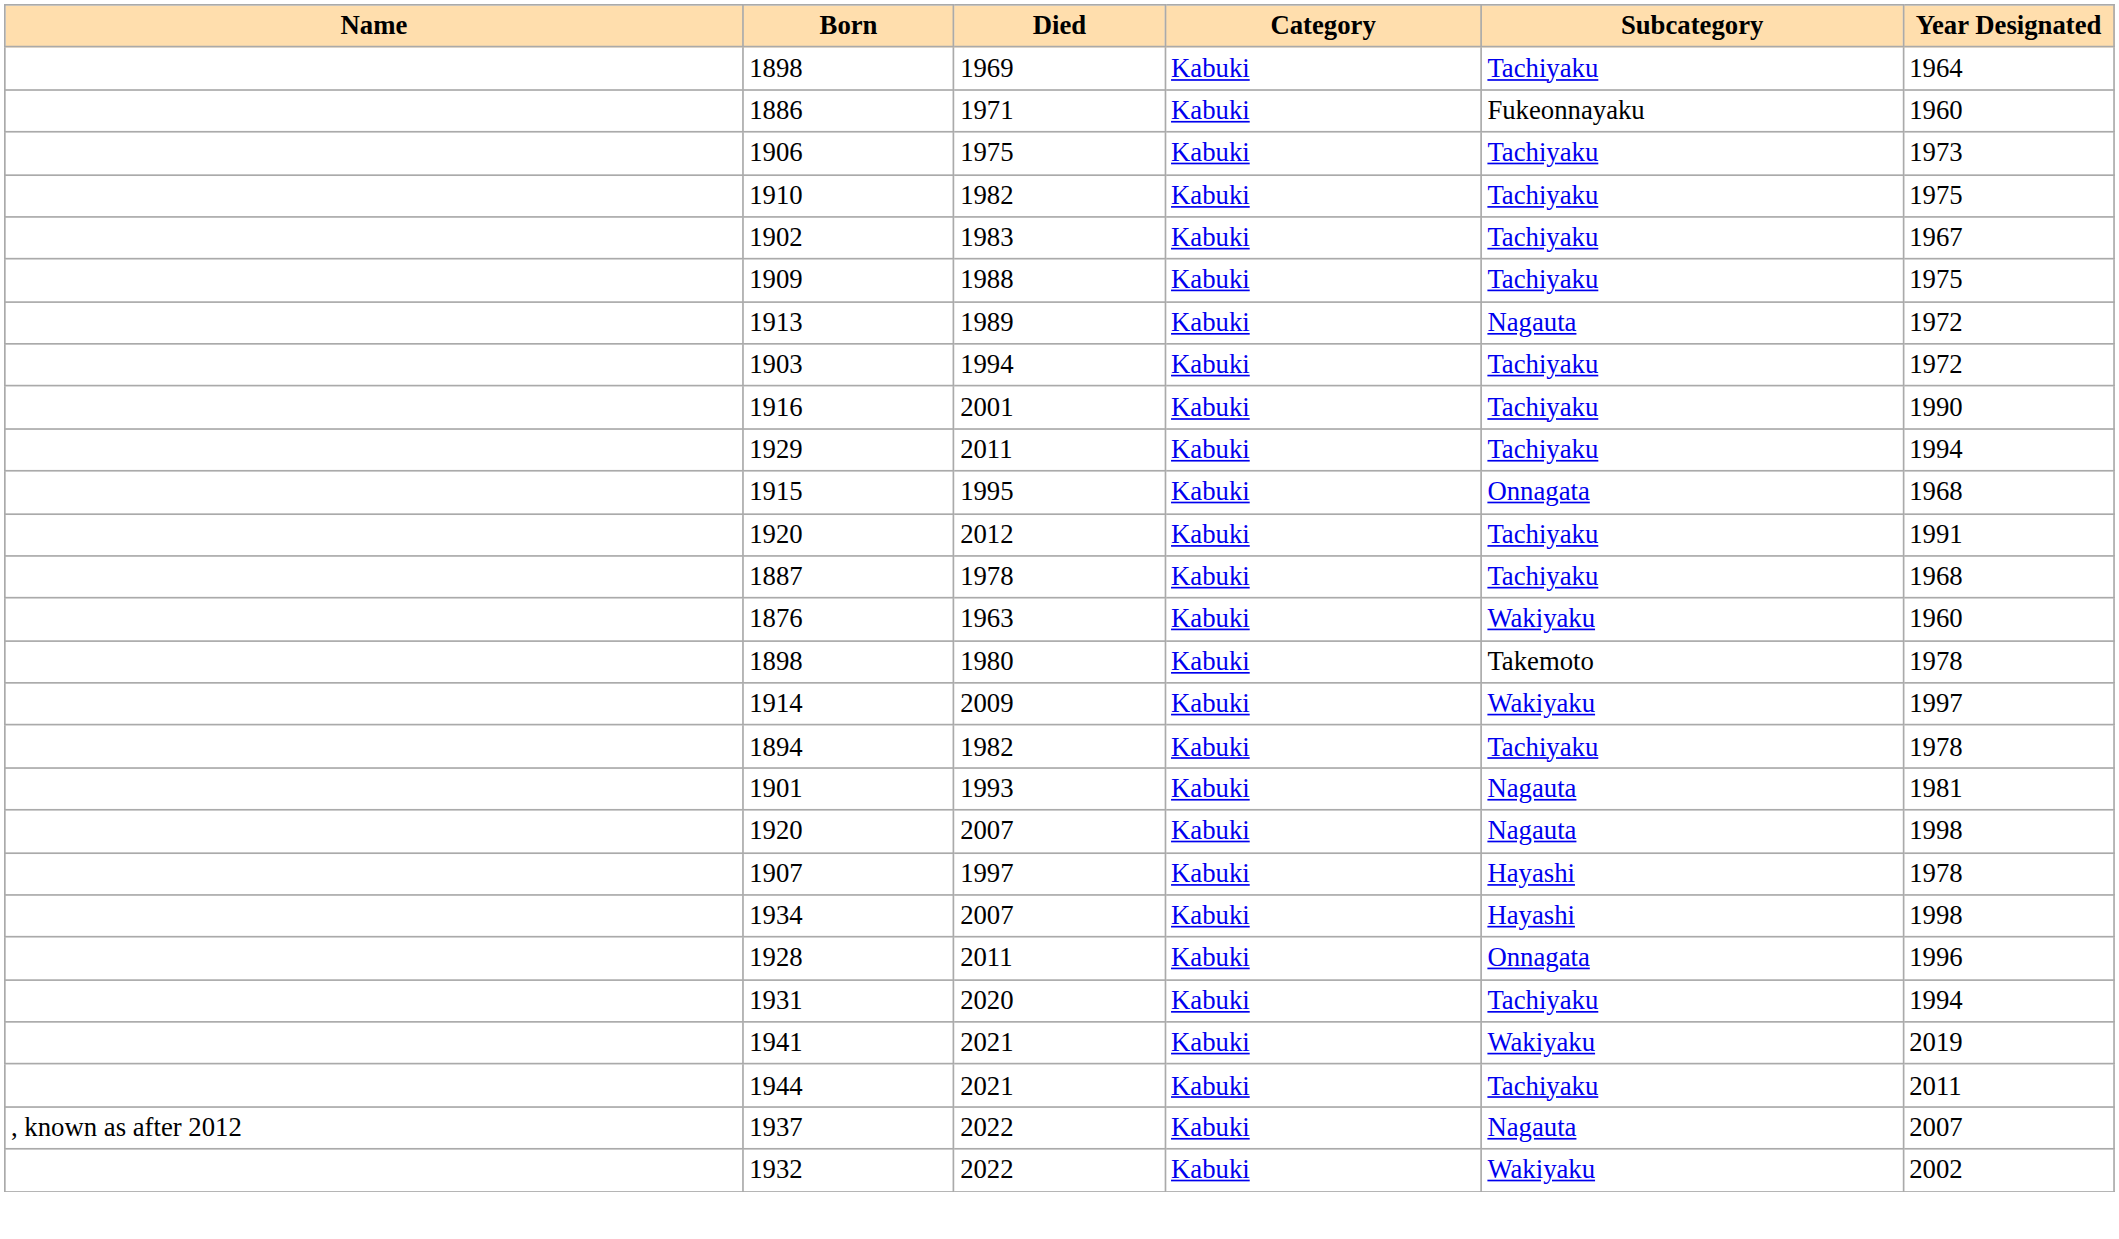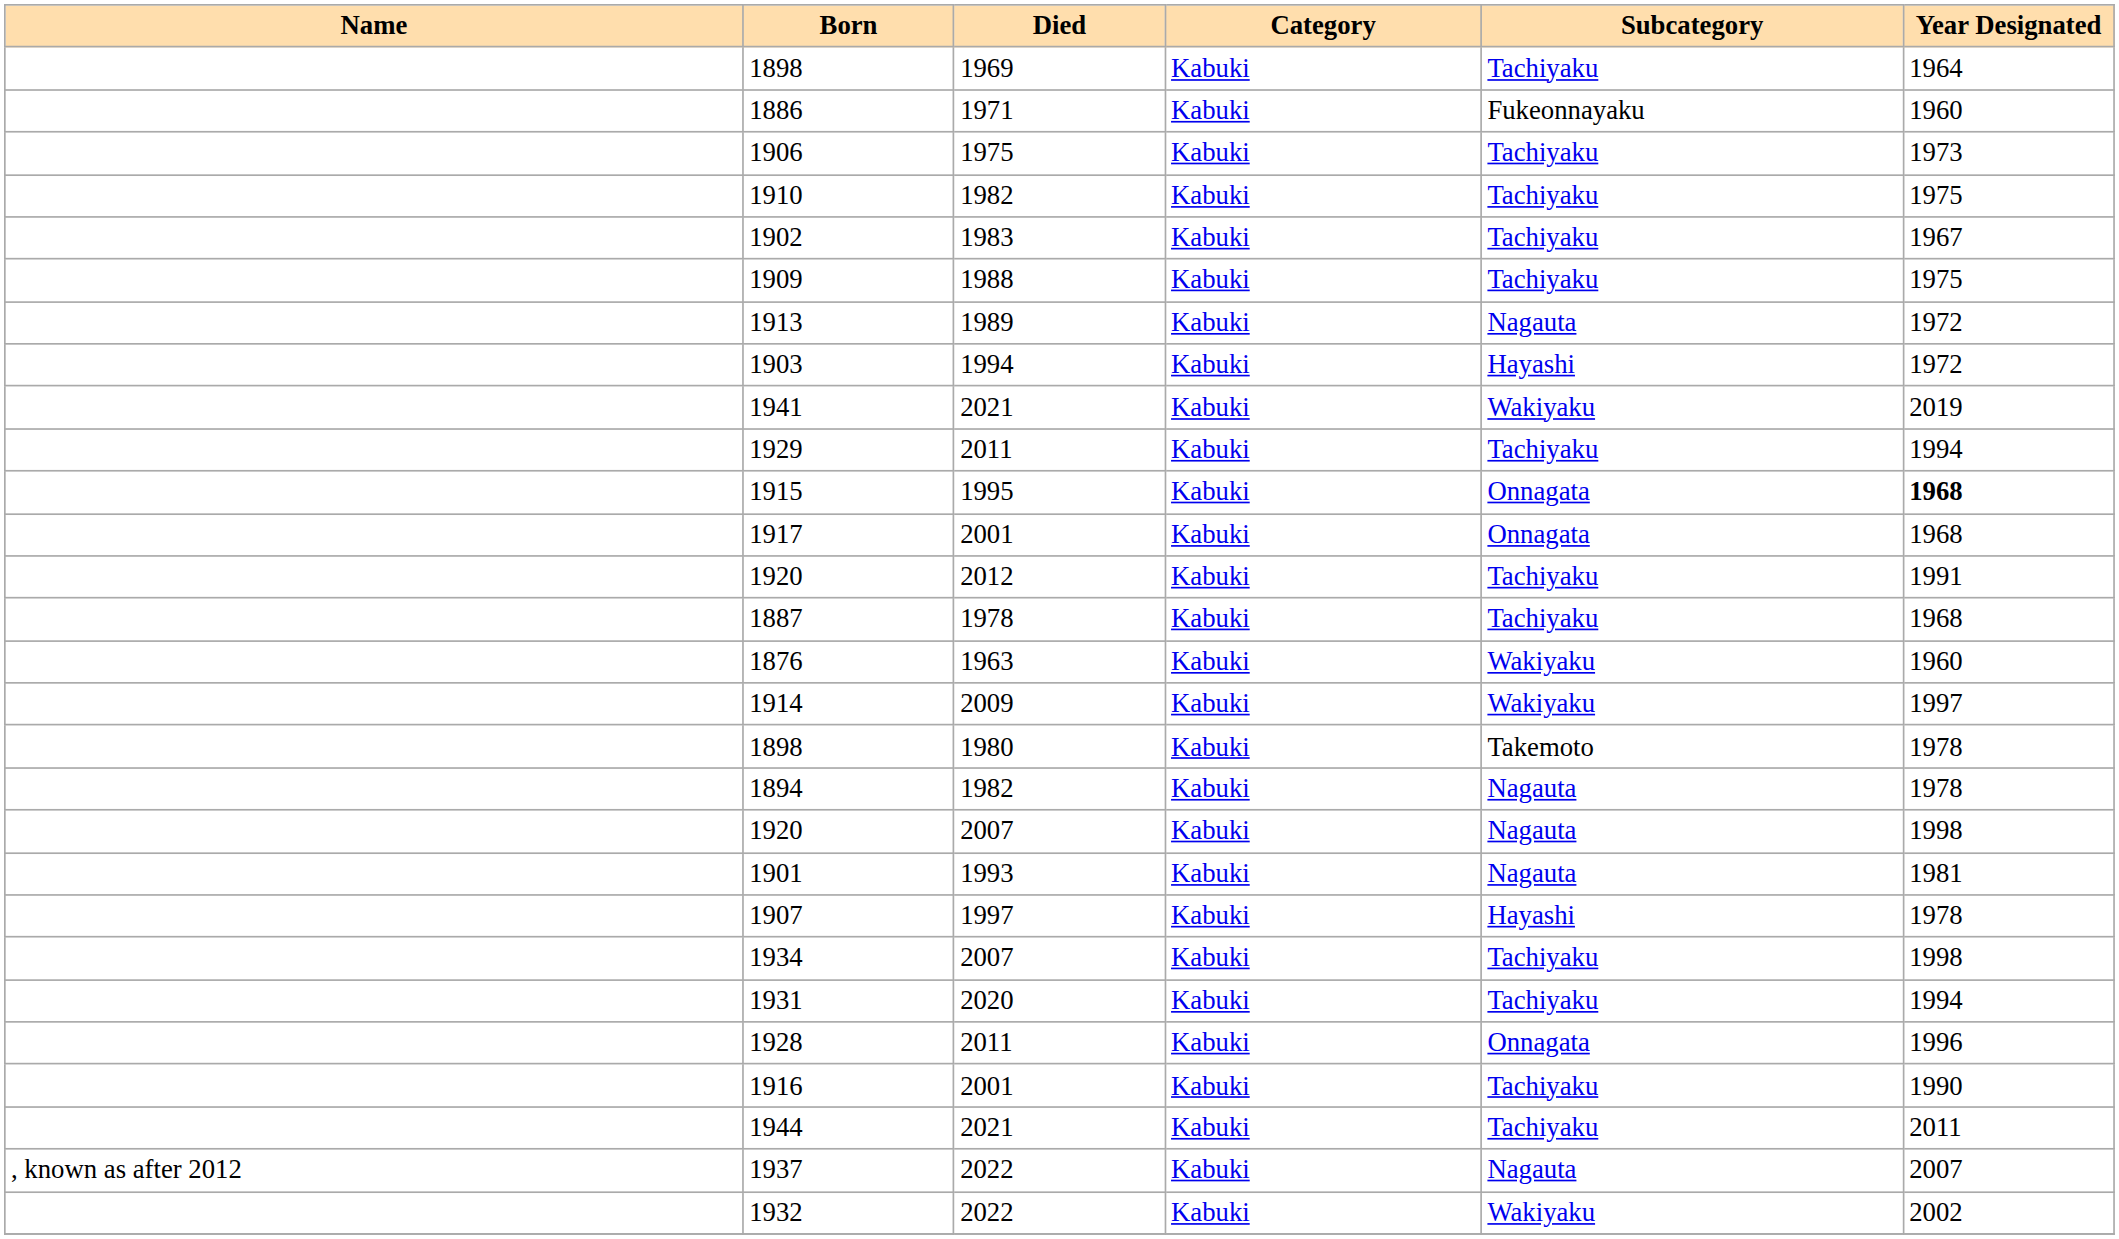(1543, 364) Tachiyaku -> (1531, 364) Hayashi
rows swapped: (776, 407) <-> (776, 1042)
(1936, 491) normal -> (1936, 491) bold
+ row: (776, 534)
rows swapped: (776, 703) <-> (776, 661)
(1543, 746) Tachiyaku -> (1532, 788) Nagauta
rows swapped: (776, 788) <-> (776, 830)
(1531, 915) Hayashi -> (1543, 957) Tachiyaku
rows swapped: (776, 957) <-> (776, 1000)
